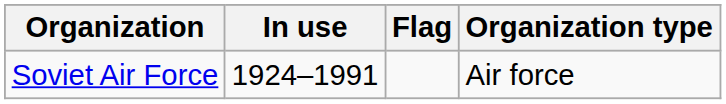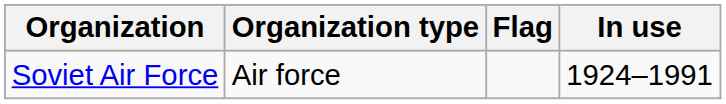columns swapped: (589, 27) <-> (305, 27)
